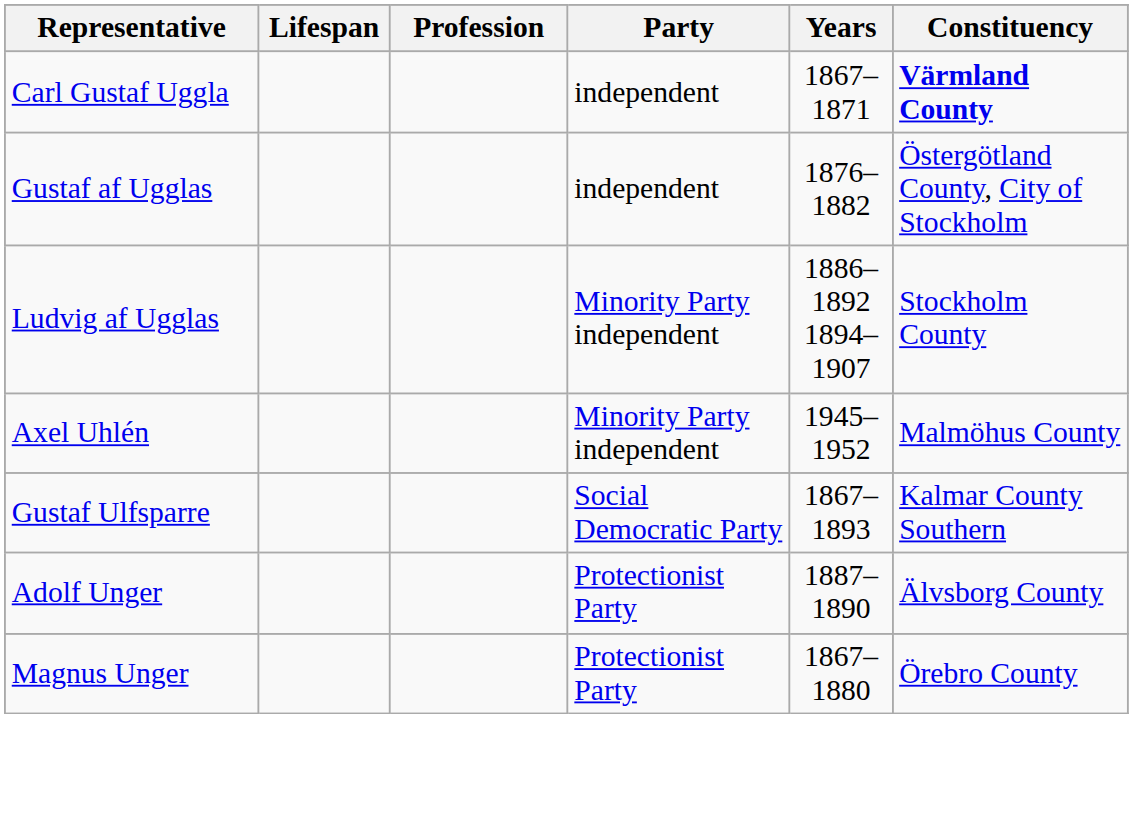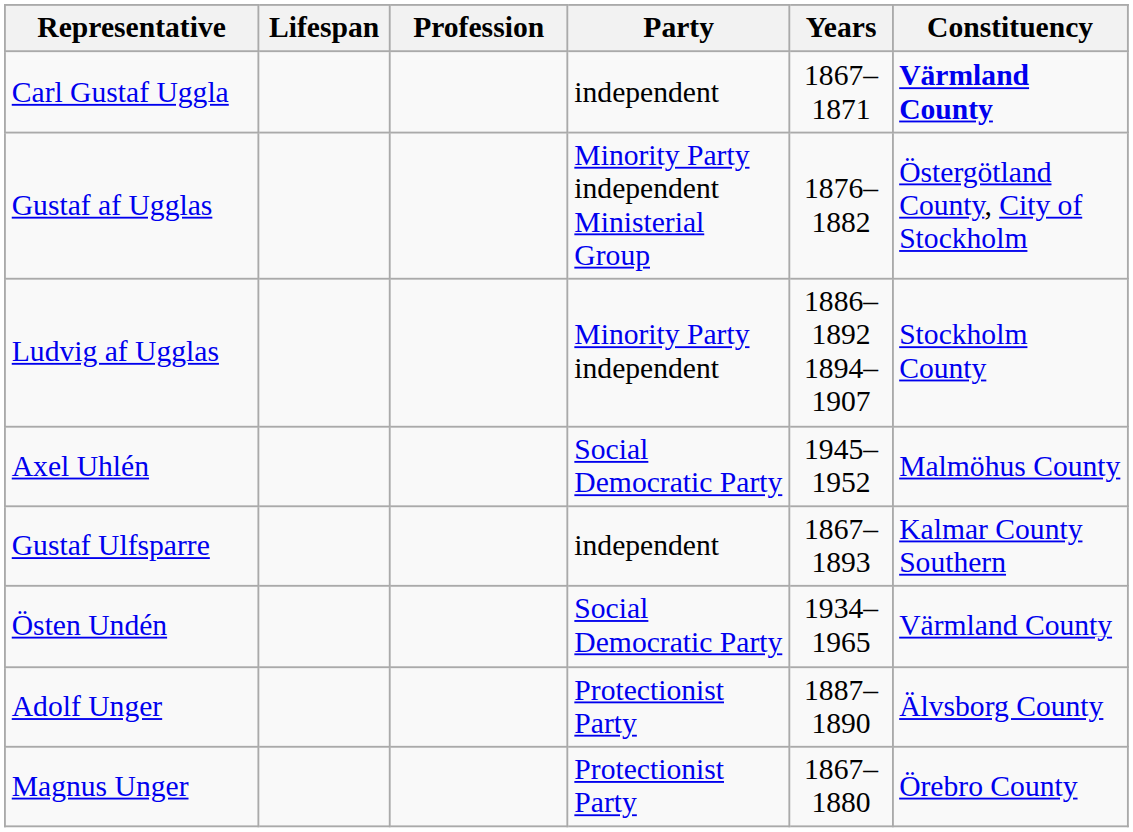(647, 188) independent -> (662, 205) Minority Party independent Ministerial Group
(662, 432) Minority Party independent -> (678, 465) Social Democratic Party
(678, 512) Social Democratic Party -> (647, 545) independent
+ row: (89, 625)
